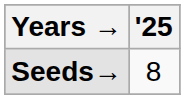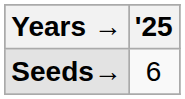(154, 71) 8 -> (154, 71) 6
